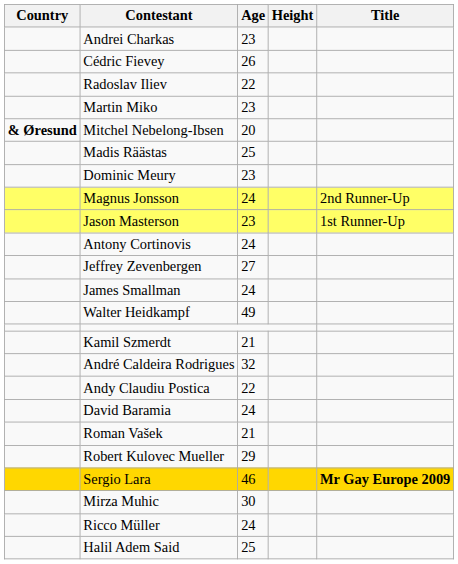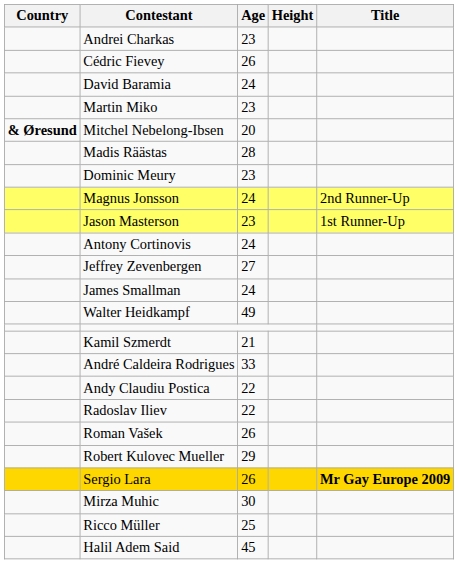rows swapped: (125, 84) <-> (127, 410)
(248, 152) 25 -> (248, 152) 28
(248, 365) 32 -> (248, 365) 33
(248, 433) 21 -> (248, 433) 26
(248, 479) 46 -> (248, 479) 26
(248, 524) 24 -> (248, 524) 25
(248, 547) 25 -> (248, 547) 45
